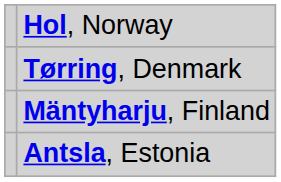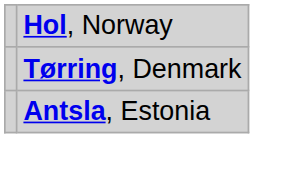- row: (147, 111)
